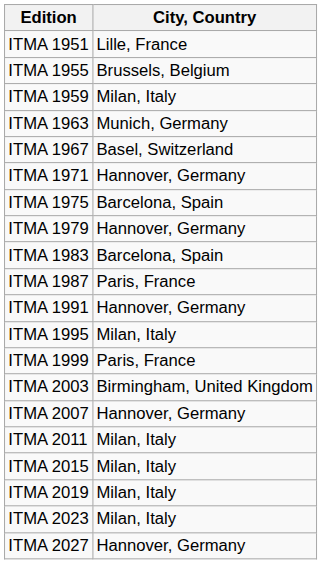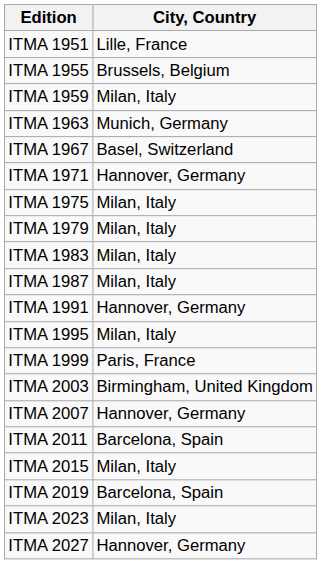(160, 202) Barcelona, Spain -> (136, 202) Milan, Italy
(171, 228) Hannover, Germany -> (136, 228) Milan, Italy
(160, 255) Barcelona, Spain -> (136, 255) Milan, Italy
(146, 281) Paris, France -> (136, 281) Milan, Italy
(136, 439) Milan, Italy -> (160, 439) Barcelona, Spain
(136, 492) Milan, Italy -> (160, 492) Barcelona, Spain
